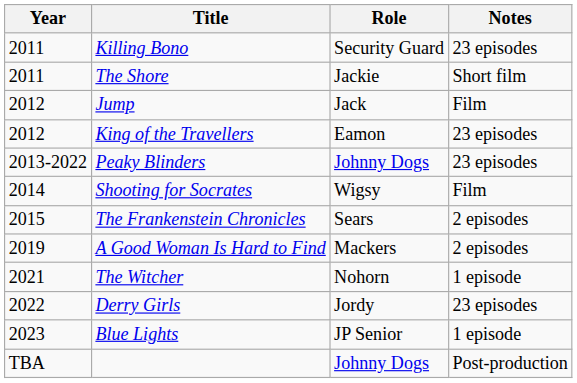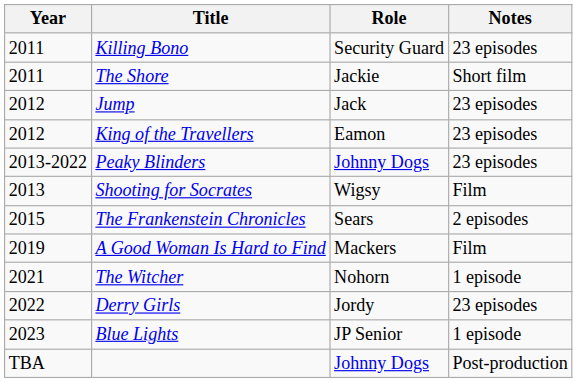(469, 104) Film -> (495, 104) 23 episodes
(27, 190) 2014 -> (27, 190) 2013
(490, 248) 2 episodes -> (469, 248) Film
